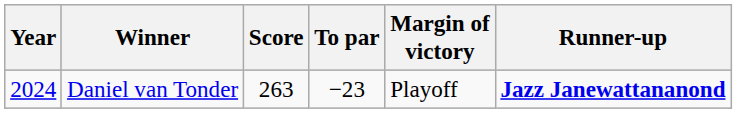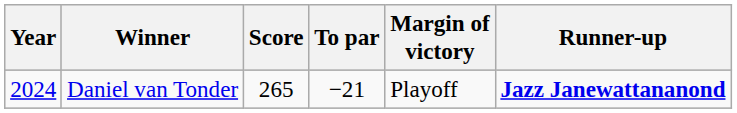(276, 89) 263 -> (276, 89) 265
(347, 89) −23 -> (347, 89) −21
